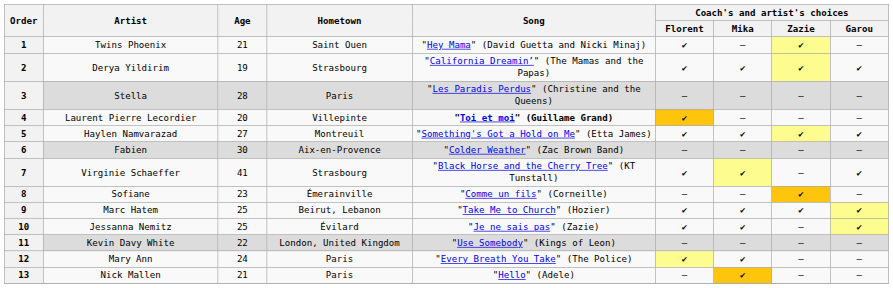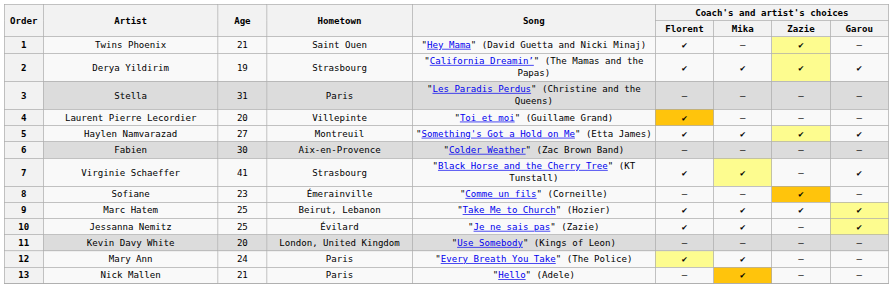(242, 95) 28 -> (242, 95) 31
(534, 117) bold -> (534, 117) normal
(242, 243) 22 -> (242, 243) 20
